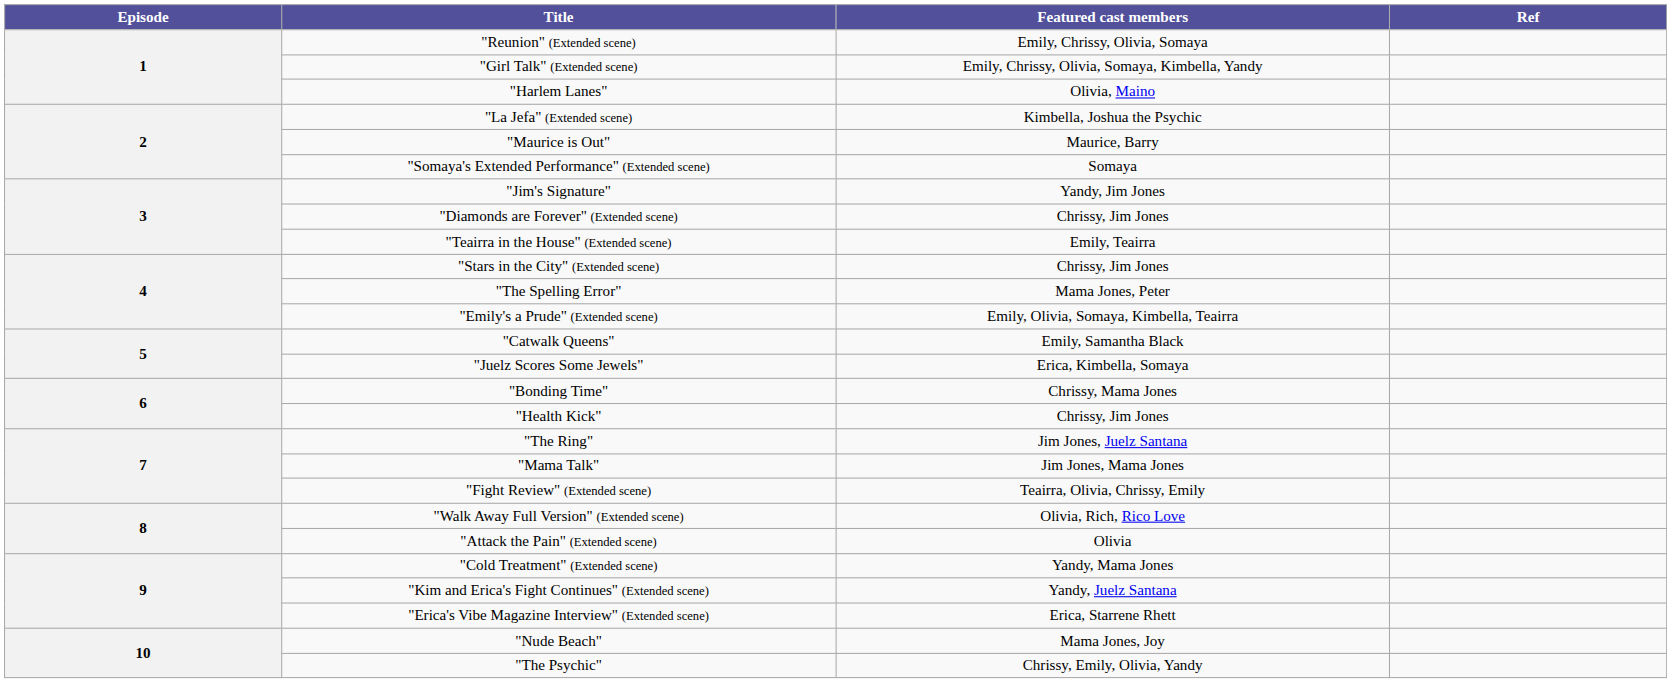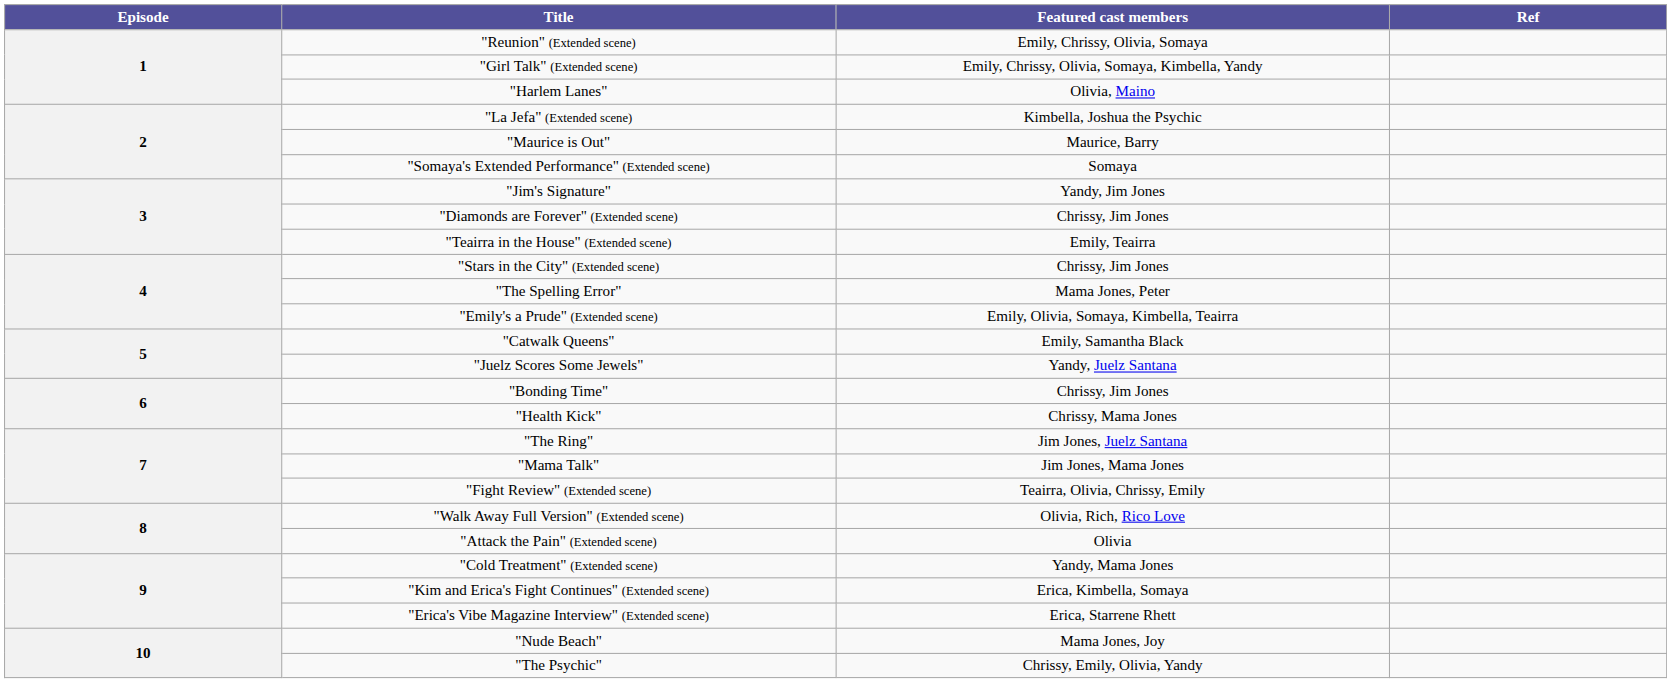(1113, 366) Erica, Kimbella, Somaya -> (1113, 366) Yandy, Juelz Santana
(1113, 391) Chrissy, Mama Jones -> (1113, 391) Chrissy, Jim Jones
(1113, 416) Chrissy, Jim Jones -> (1113, 416) Chrissy, Mama Jones
(1113, 590) Yandy, Juelz Santana -> (1113, 590) Erica, Kimbella, Somaya
